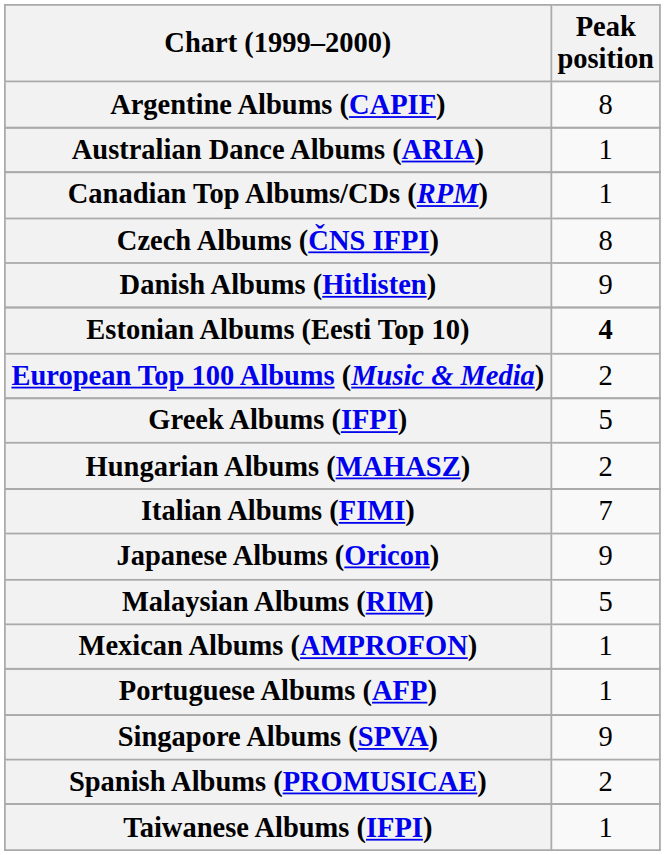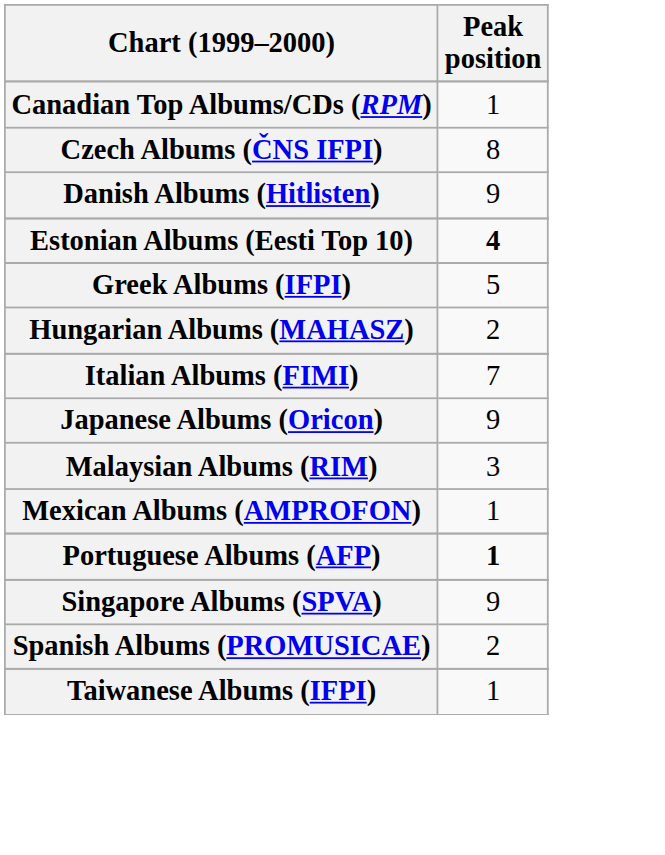- row: (278, 104)
- row: (278, 149)
- row: (278, 375)
(606, 601) 5 -> (493, 465) 3
(606, 691) normal -> (493, 555) bold
